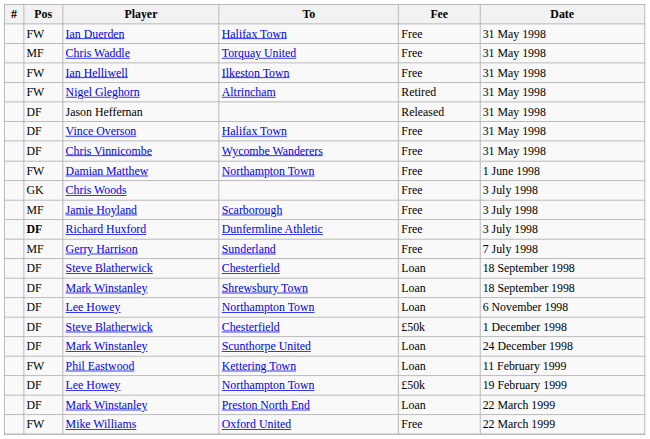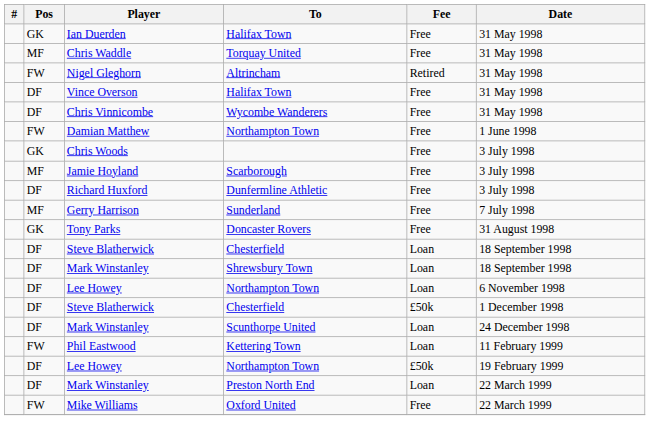(35, 34) FW -> (35, 34) GK
- row: (97, 73)
- row: (104, 112)
(34, 229) bold -> (34, 190) normal
+ row: (94, 229)
